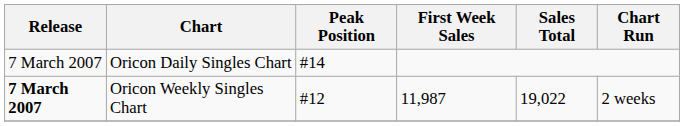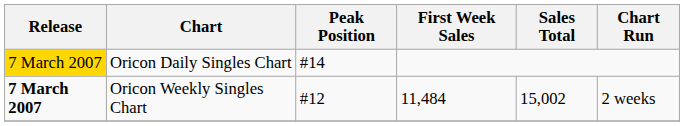(55, 62) no background -> (55, 62) gold background
(423, 98) 11,987 -> (423, 98) 11,484
(543, 98) 19,022 -> (543, 98) 15,002
